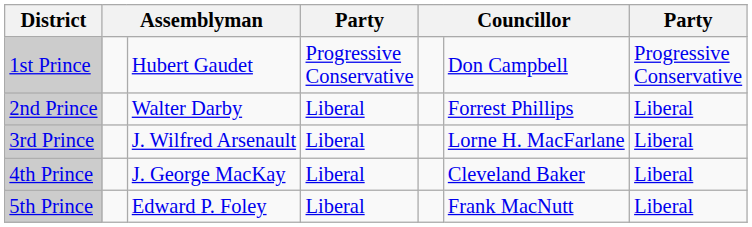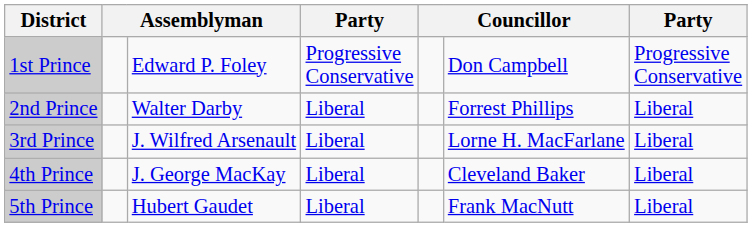(192, 64) Hubert Gaudet -> (199, 64) Edward P. Foley
(199, 206) Edward P. Foley -> (192, 206) Hubert Gaudet
